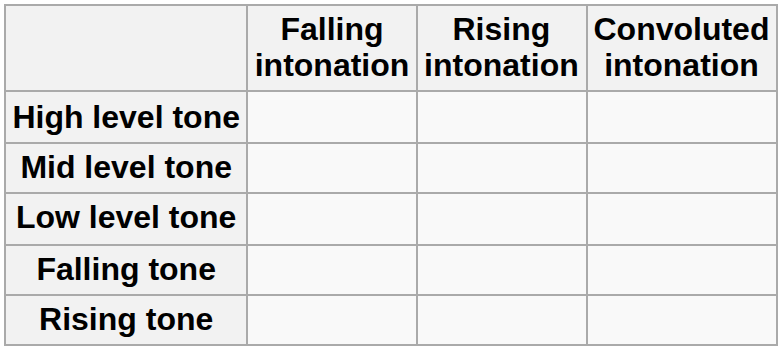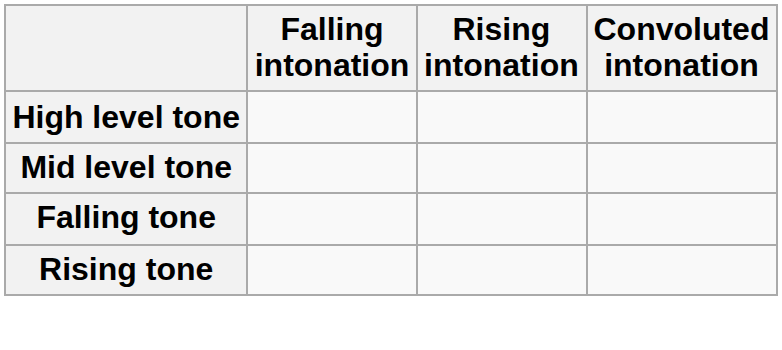- row: (126, 218)
